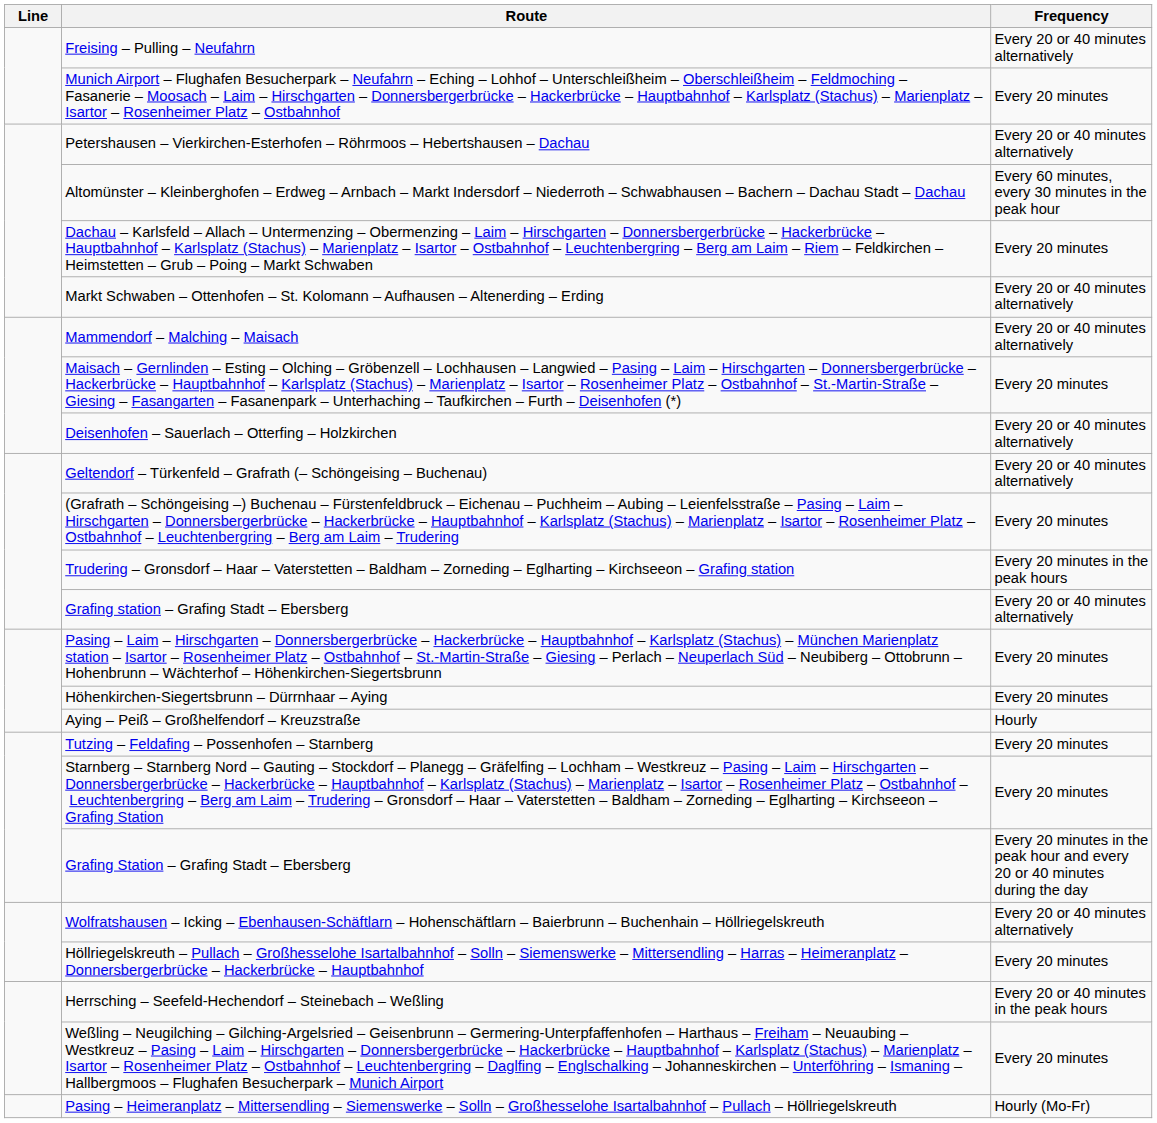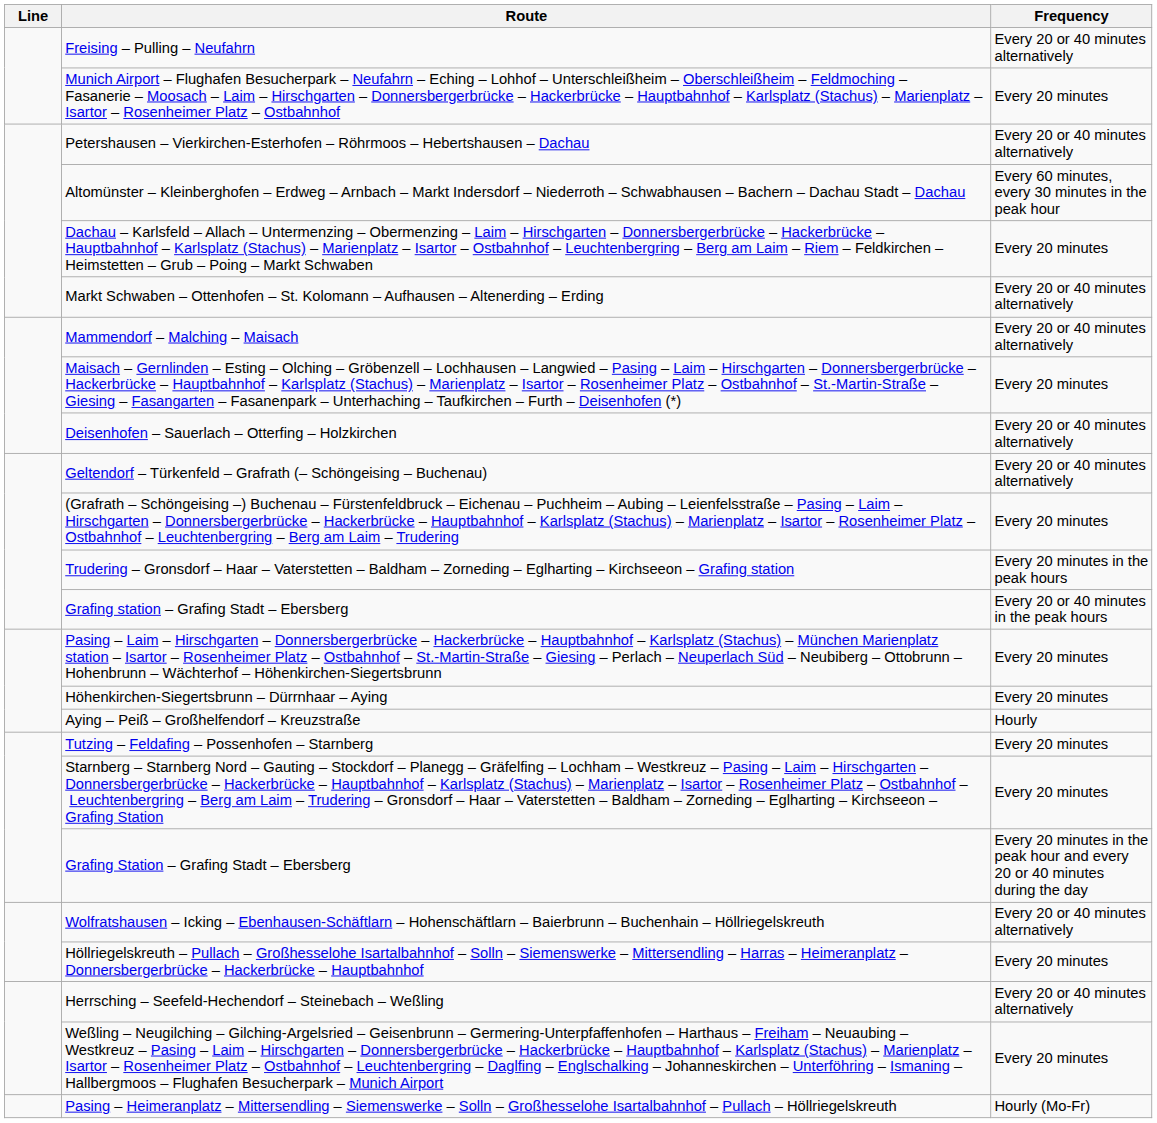(1070, 609) Every 20 or 40 minutes alternatively -> (1070, 609) Every 20 or 40 minutes in the peak hours
(1070, 1001) Every 20 or 40 minutes in the peak hours -> (1070, 1001) Every 20 or 40 minutes alternatively
